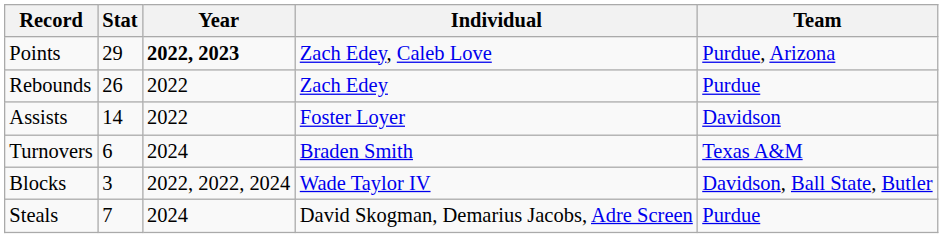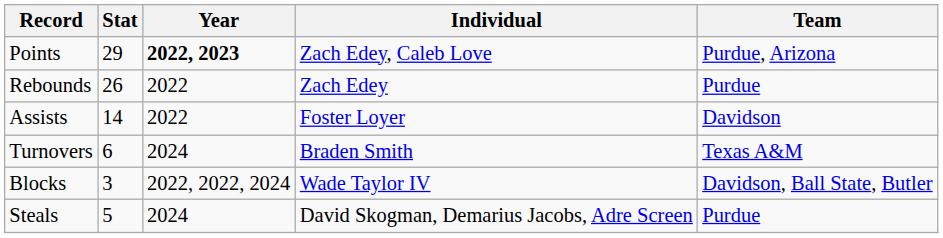(107, 215) 7 -> (107, 215) 5
